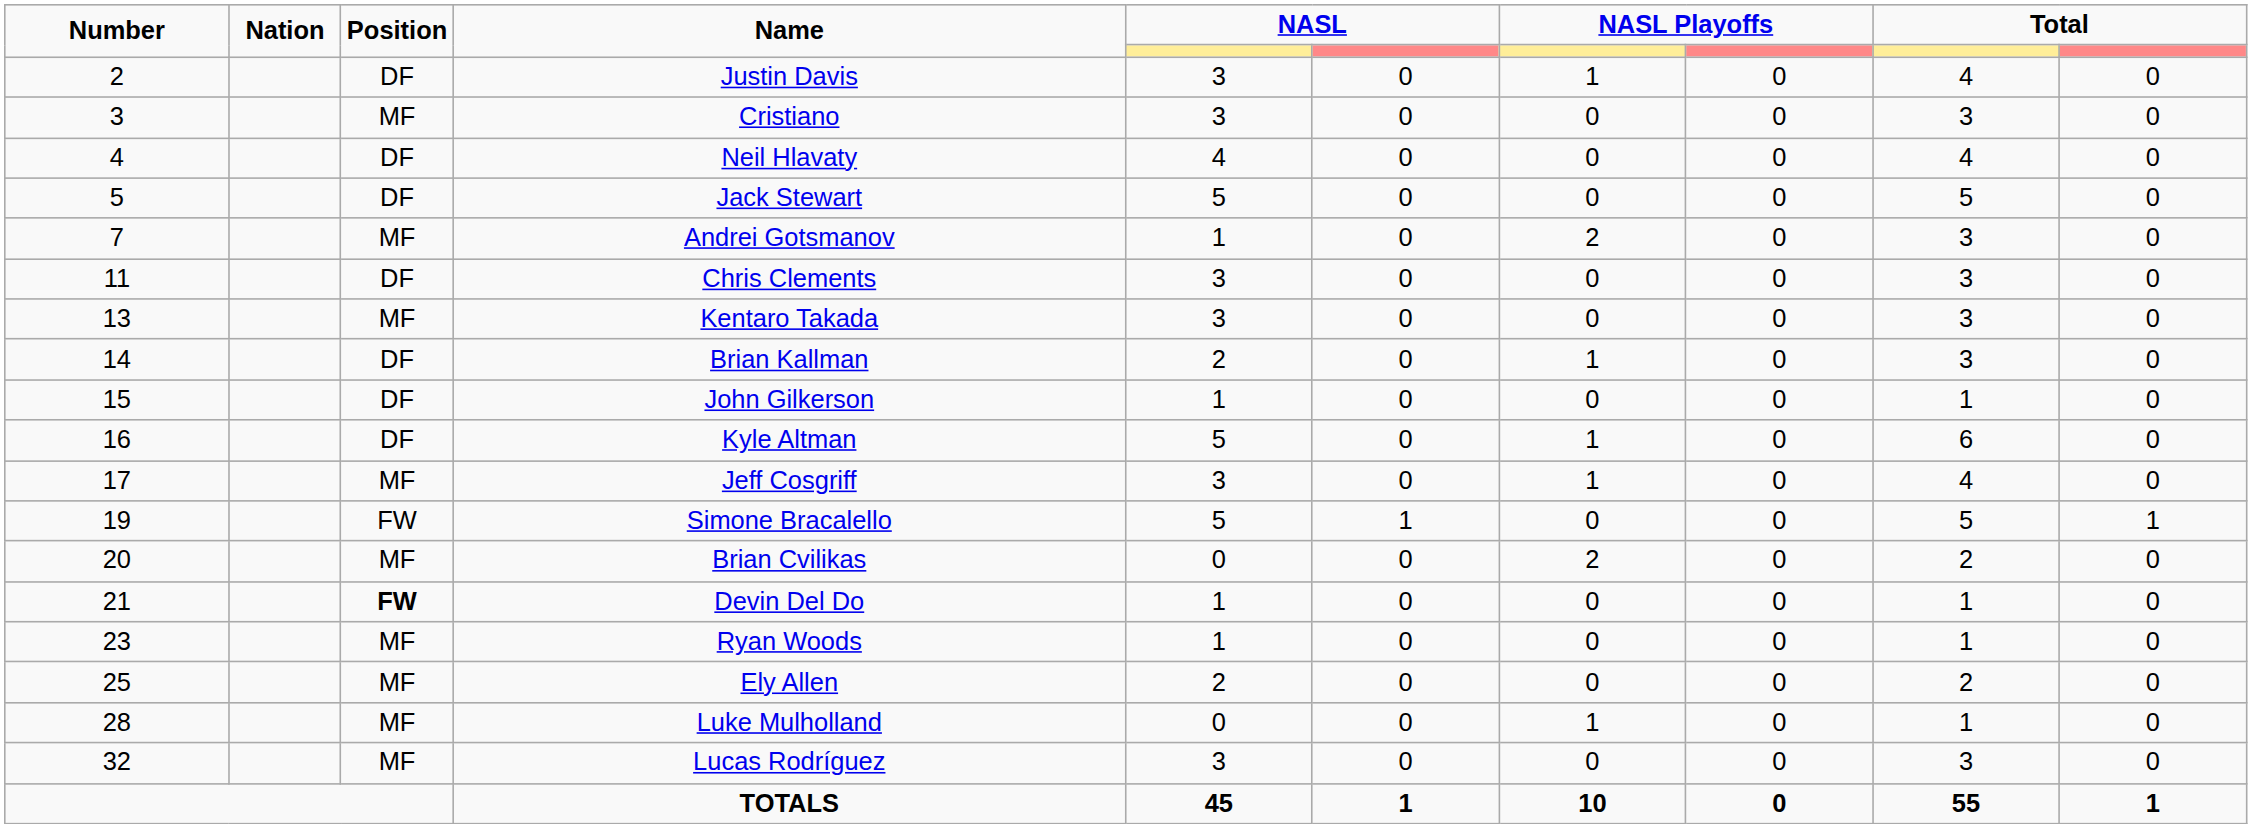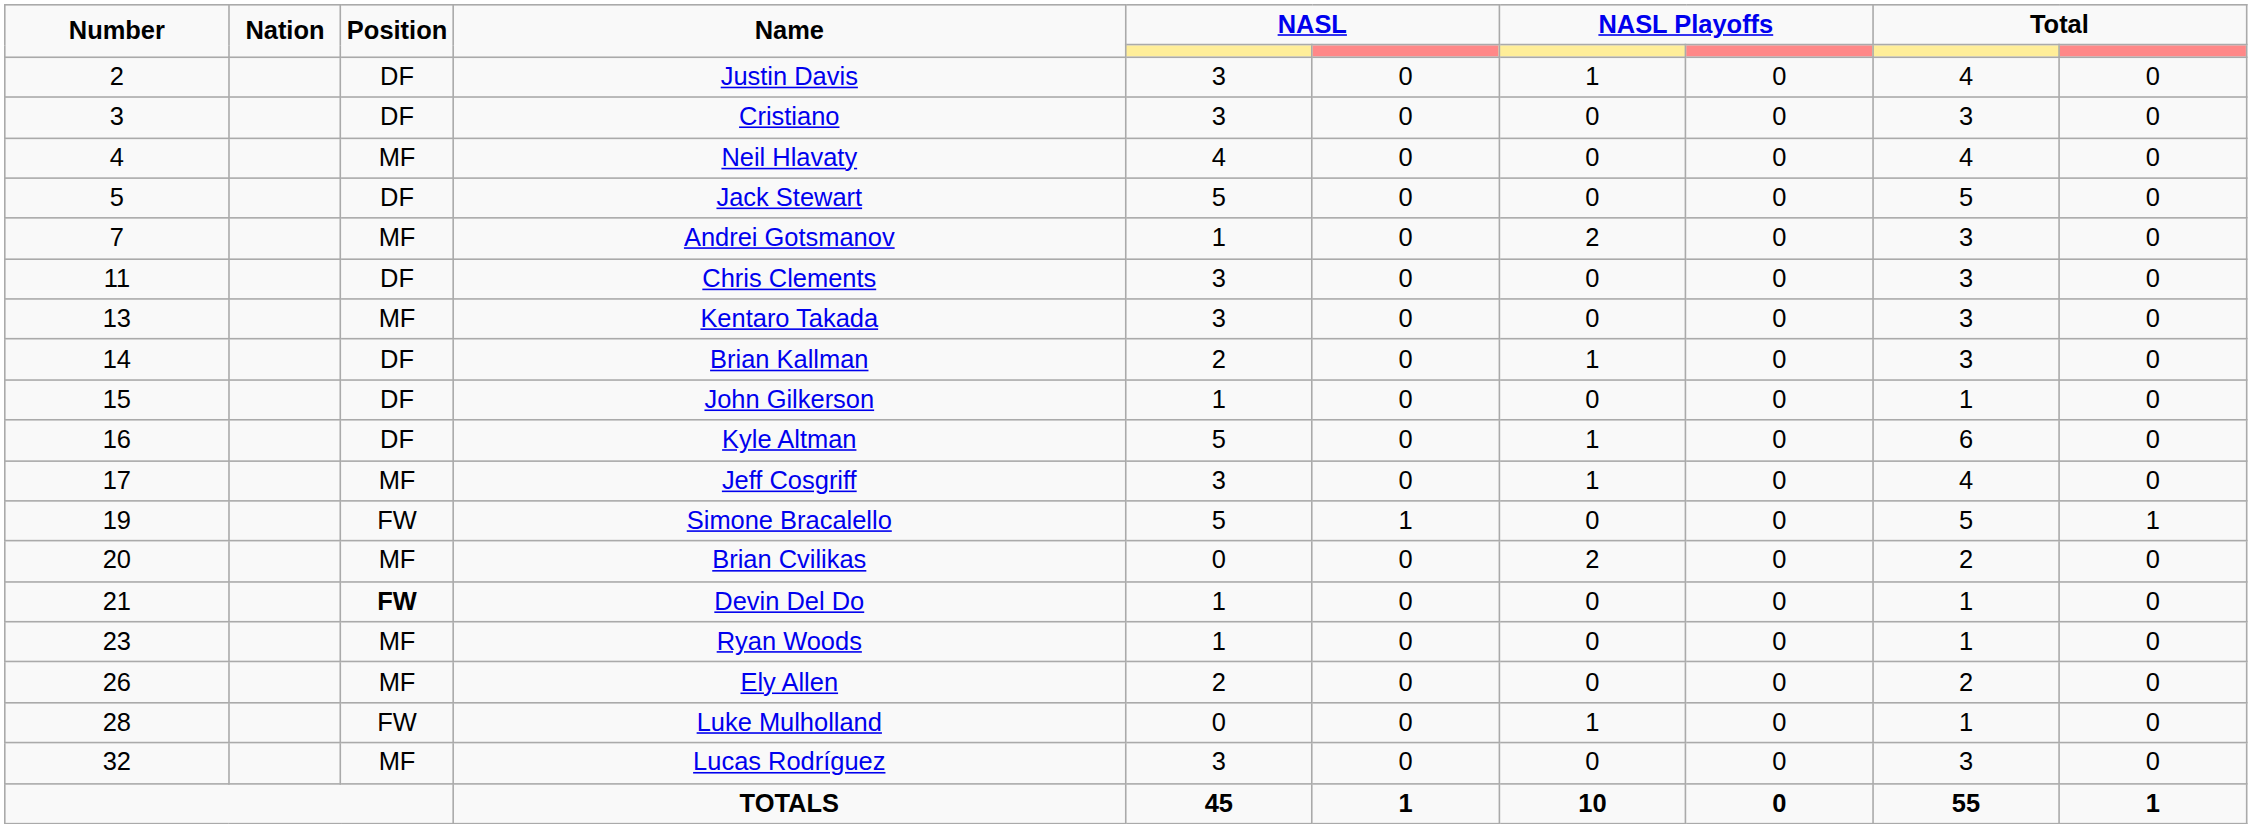(397, 117) MF -> (397, 117) DF
(397, 157) DF -> (397, 157) MF
(117, 681) 25 -> (117, 681) 26
(397, 722) MF -> (397, 722) FW
